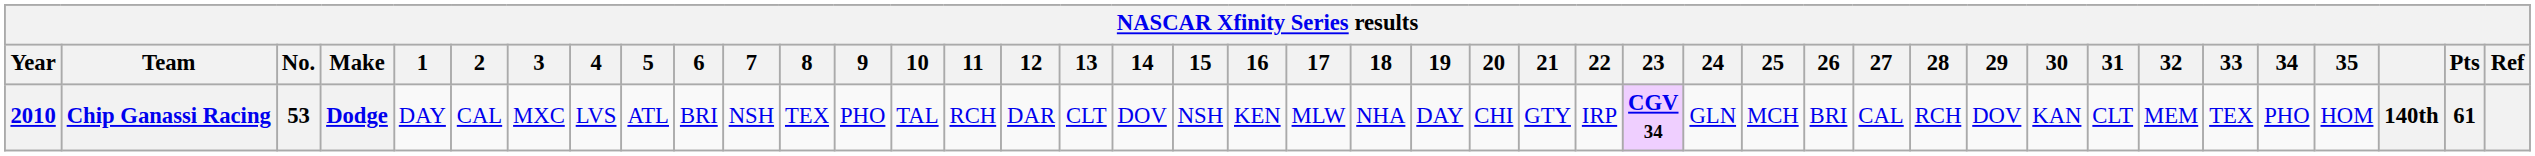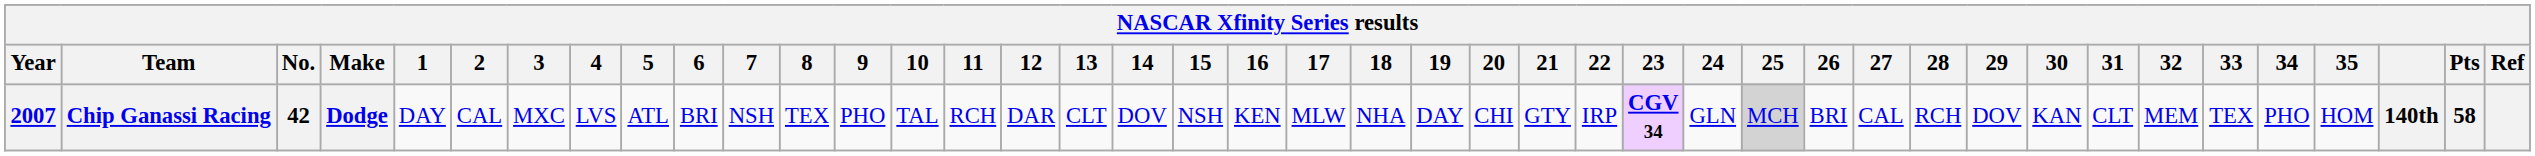(33, 116) 2010 -> (33, 116) 2007
(298, 116) 53 -> (298, 116) 42
(1773, 116) no background -> (1773, 116) lightgrey background
(2465, 116) 61 -> (2465, 116) 58
